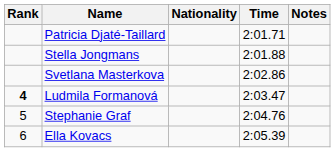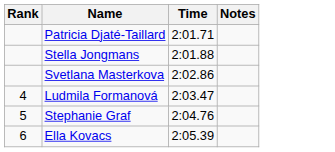- column: (204, 14)
(23, 95) bold -> (23, 95) normal
